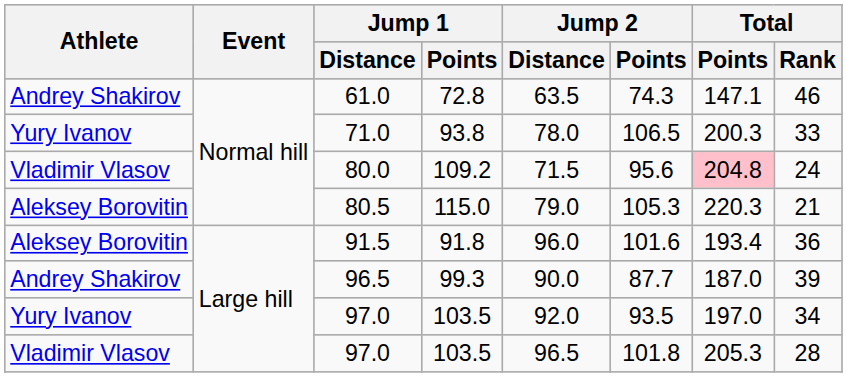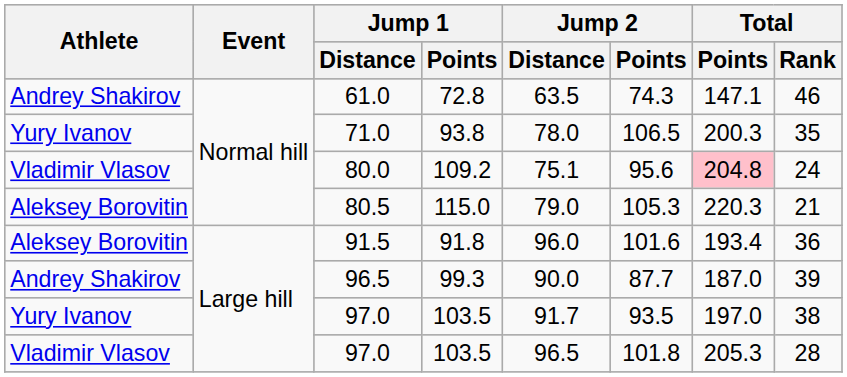(807, 133) 33 -> (807, 133) 35
(557, 170) 71.5 -> (557, 170) 75.1
(557, 317) 92.0 -> (557, 317) 91.7
(807, 317) 34 -> (807, 317) 38
